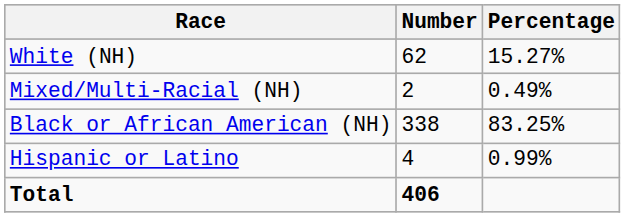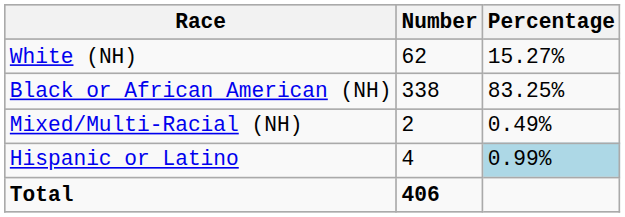rows swapped: (201, 126) <-> (156, 91)
(520, 160) no background -> (520, 160) lightblue background
